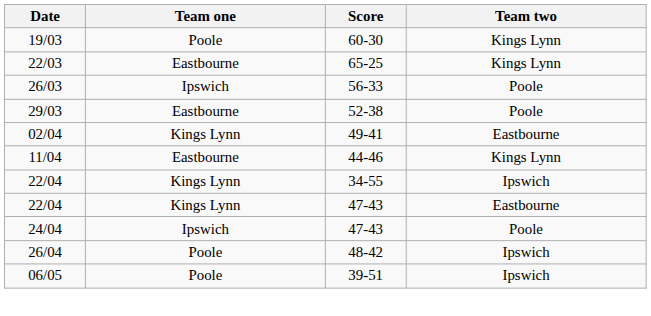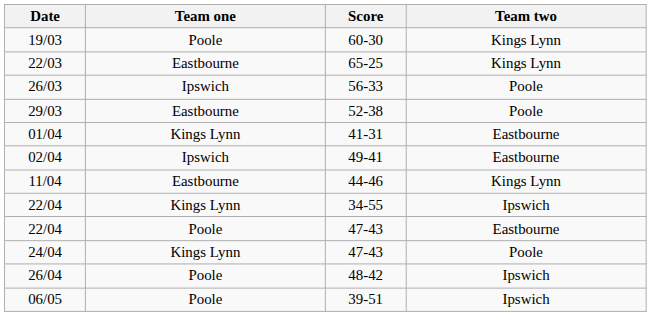+ row: (45, 134)
(205, 134) Kings Lynn -> (205, 157) Ipswich
(205, 205) Kings Lynn -> (205, 228) Poole
(205, 228) Ipswich -> (205, 252) Kings Lynn
